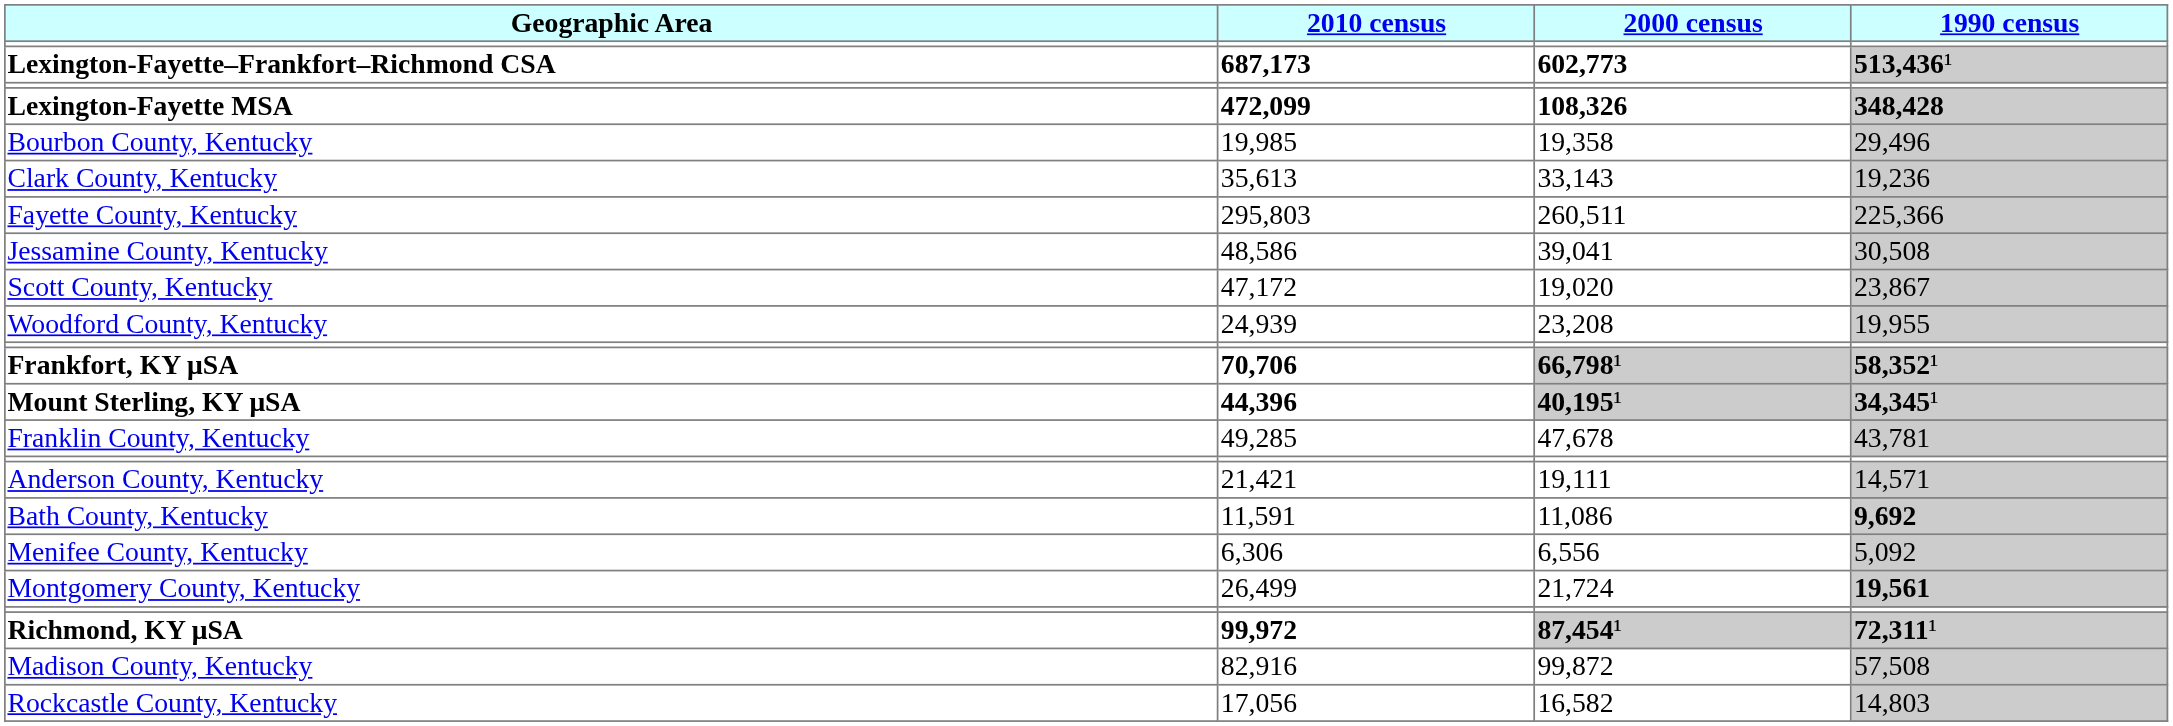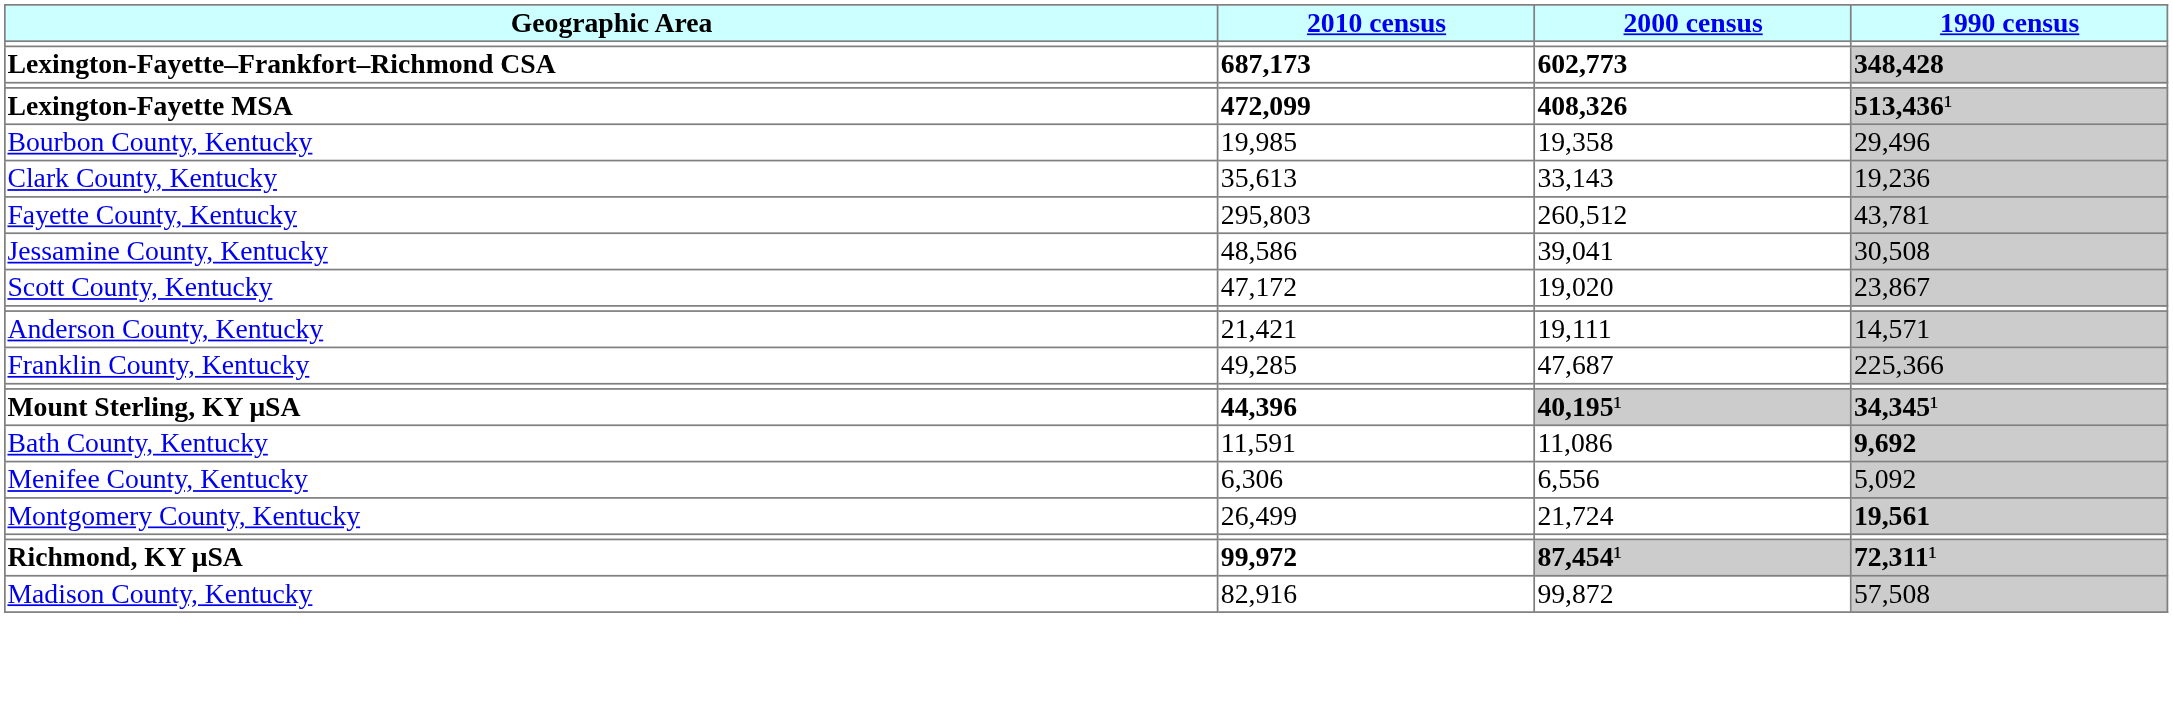(1903, 64) 513,436¹ -> (1899, 64) 348,428
(1582, 105) 108,326 -> (1582, 105) 408,326
(1899, 105) 348,428 -> (1903, 105) 513,436¹
(1582, 214) 260,511 -> (1582, 214) 260,512
(1899, 214) 225,366 -> (1892, 214) 43,781
- row: (167, 323)
- row: (123, 365)
rows swapped: (165, 479) <-> (154, 401)
(1575, 437) 47,678 -> (1575, 365) 47,687
(1892, 437) 43,781 -> (1899, 365) 225,366
- row: (172, 702)
